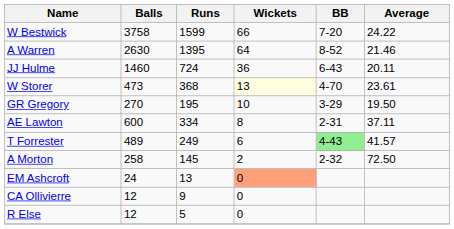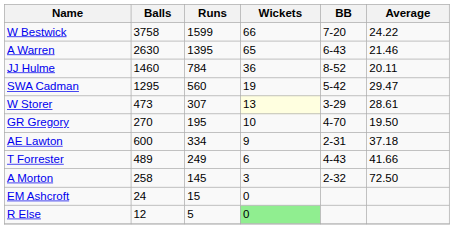(243, 50) 64 -> (250, 50) 65
(331, 50) 8-52 -> (334, 50) 6-43
(189, 68) 724 -> (197, 68) 784
(331, 68) 6-43 -> (334, 68) 8-52
+ row: (43, 86)
(189, 86) 368 -> (197, 104) 307
(331, 86) 4-70 -> (334, 104) 3-29
(381, 86) 23.61 -> (384, 104) 28.61
(331, 104) 3-29 -> (334, 123) 4-70
(240, 123) 8 -> (246, 141) 9
(381, 123) 37.11 -> (384, 141) 37.18
(331, 141) lightgreen background -> (334, 159) no background
(381, 141) 41.57 -> (384, 159) 41.66
(240, 159) 2 -> (246, 178) 3
(186, 178) 13 -> (194, 196) 15
(240, 178) lightsalmon background -> (246, 196) no background
- row: (39, 196)
(240, 214) no background -> (246, 214) lightgreen background
